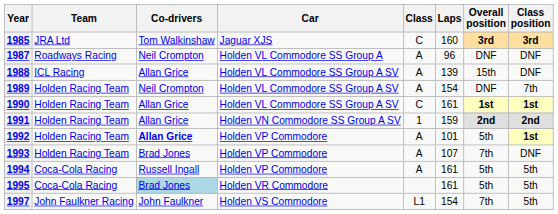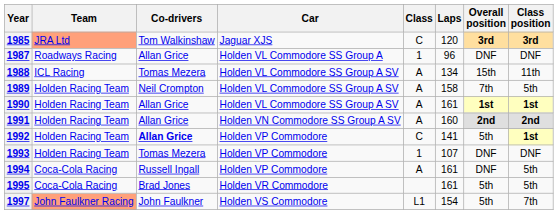(52, 40) no background -> (52, 40) lightsalmon background
(449, 40) 160 -> (449, 40) 120
(171, 56) Neil Crompton -> (163, 56) Allan Grice
(419, 56) A -> (419, 56) 1
(163, 73) Allan Grice -> (172, 73) Tomas Mezera
(449, 73) 139 -> (449, 73) 134
(531, 73) DNF -> (531, 73) 11th
(449, 89) 154 -> (449, 89) 158
(486, 89) DNF -> (486, 89) 7th
(531, 89) 7th -> (531, 89) 5th
(419, 105) C -> (419, 105) A
(419, 121) 1 -> (419, 121) A
(449, 121) 159 -> (449, 121) 160
(419, 137) A -> (419, 137) C
(449, 137) 101 -> (449, 137) 141
(164, 153) Brad Jones -> (172, 153) Tomas Mezera
(419, 153) A -> (419, 153) 1
(486, 153) 7th -> (486, 153) DNF
(486, 170) 5th -> (486, 170) DNF
(164, 186) lightblue background -> (164, 186) no background
(84, 202) no background -> (84, 202) lightsalmon background
(486, 202) 7th -> (486, 202) 5th
(531, 202) 5th -> (531, 202) 7th
